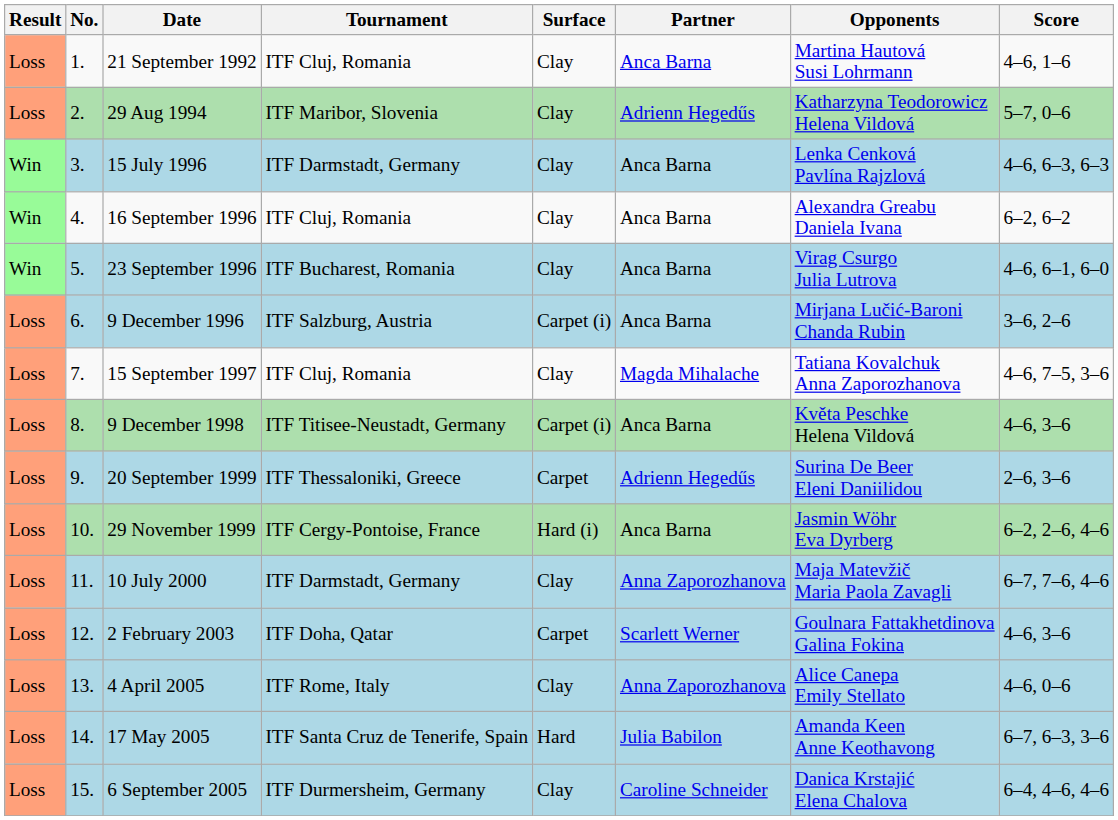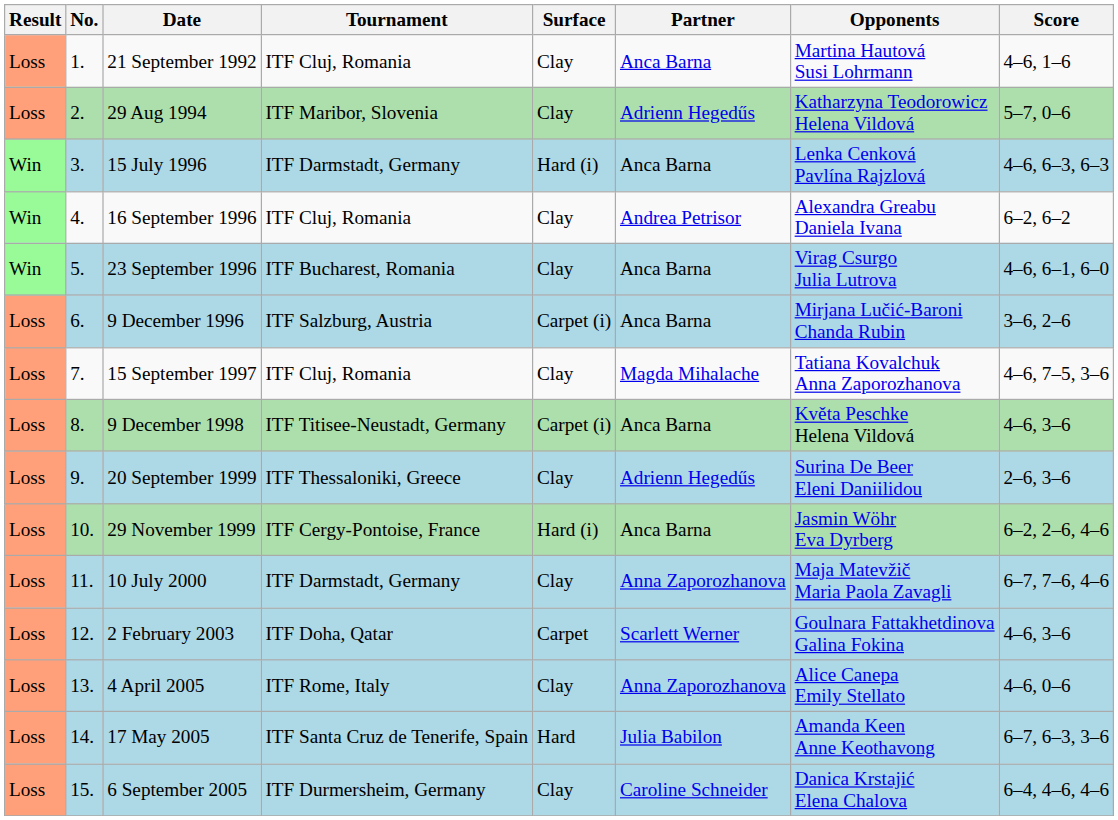(555, 165) Clay -> (568, 165) Hard (i)
(666, 217) Anca Barna -> (681, 217) Andrea Petrisor
(563, 477) Carpet -> (555, 477) Clay
